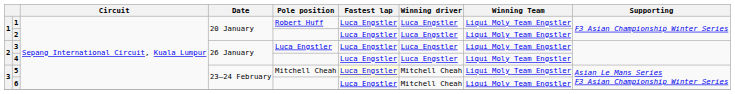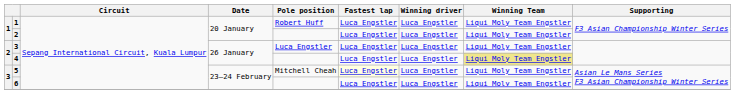(518, 59) no background -> (518, 59) khaki background
(431, 71) Mitchell Cheah -> (429, 71) Luca Engstler
(431, 83) Mitchell Cheah -> (429, 83) Luca Engstler
